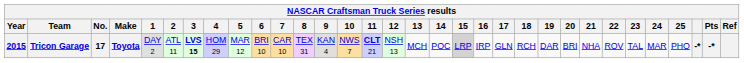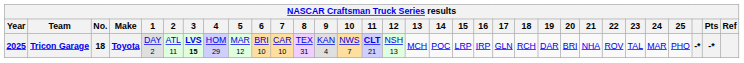(16, 46) 2015 -> (16, 46) 2025
(100, 46) 17 -> (100, 46) 18
(463, 46) lightgrey background -> (463, 46) no background
